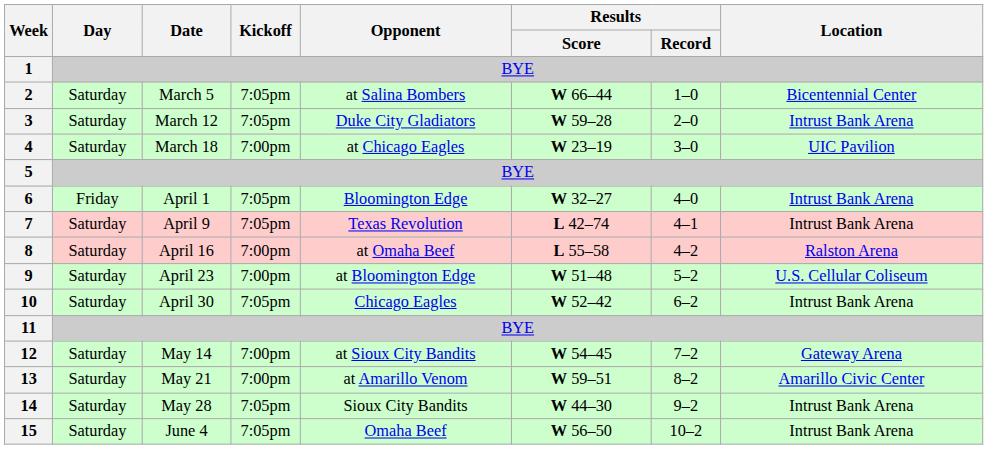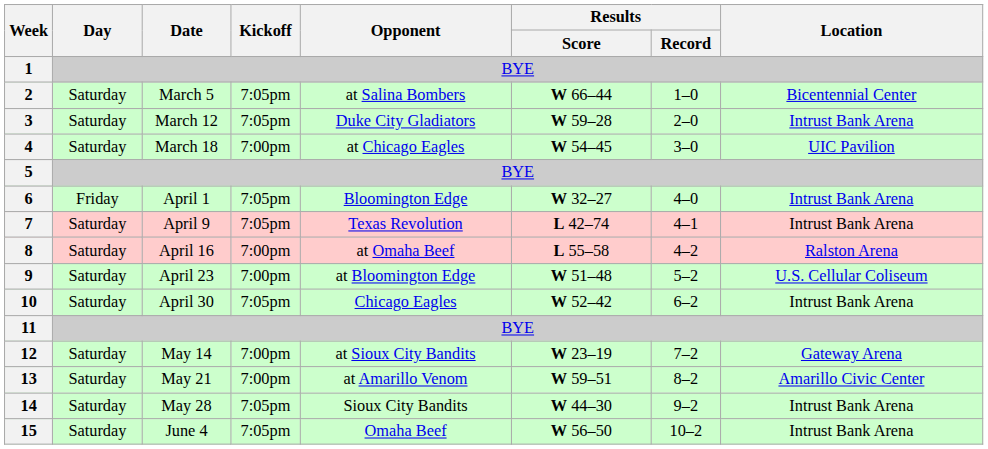(581, 146) W 23–19 -> (581, 146) W 54–45
(581, 353) W 54–45 -> (581, 353) W 23–19
